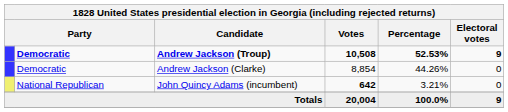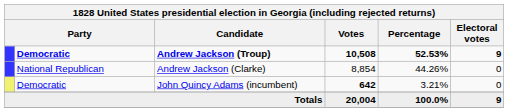(41, 69) Democratic -> (60, 69) National Republican
(60, 85) National Republican -> (41, 85) Democratic
